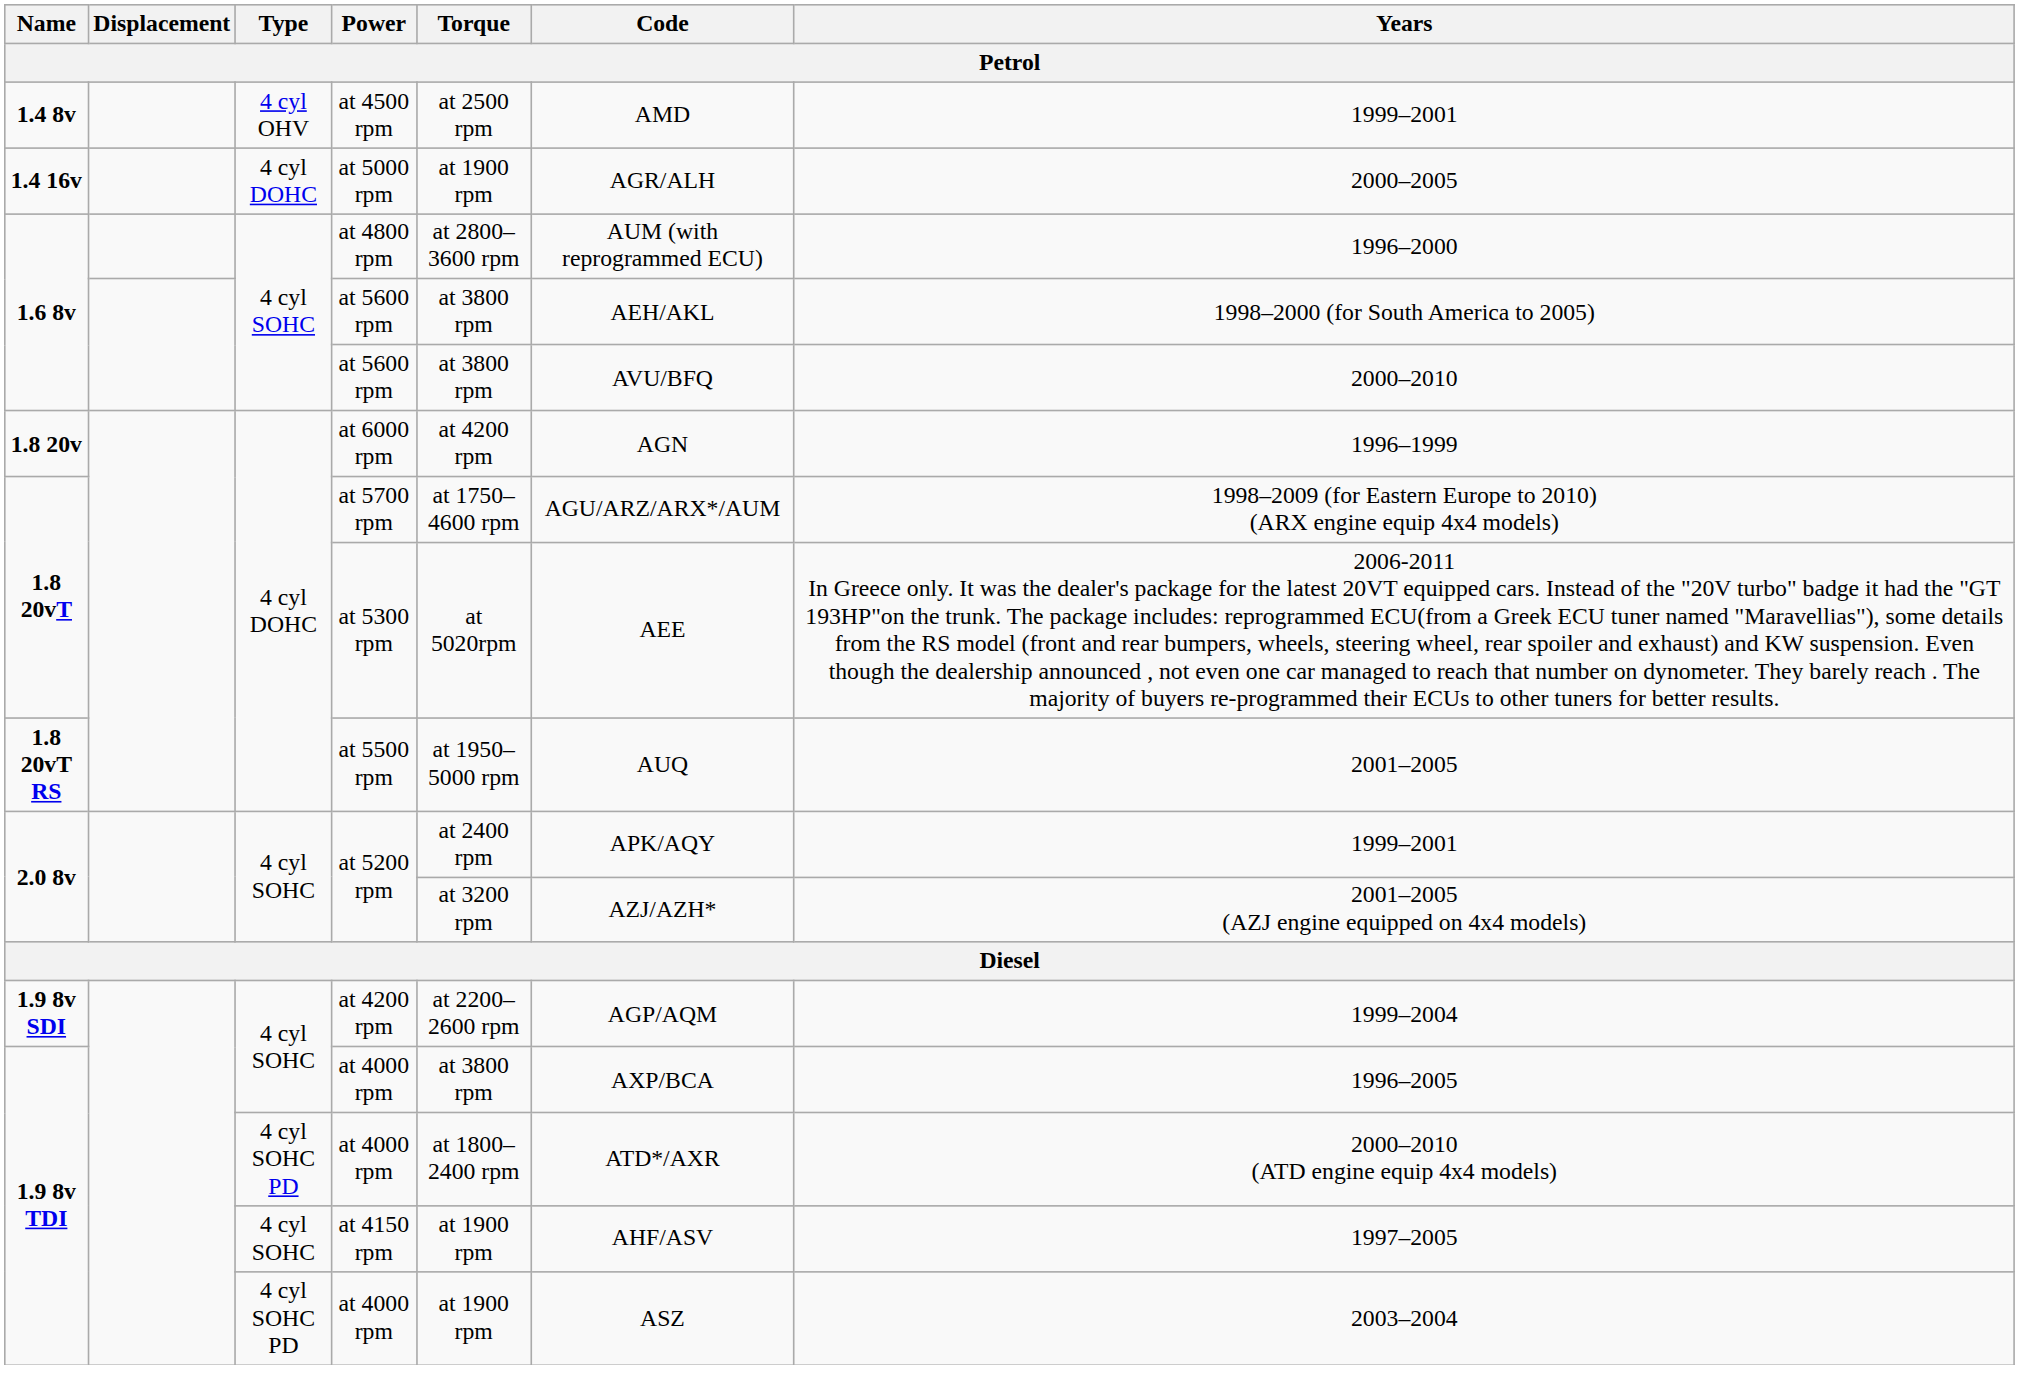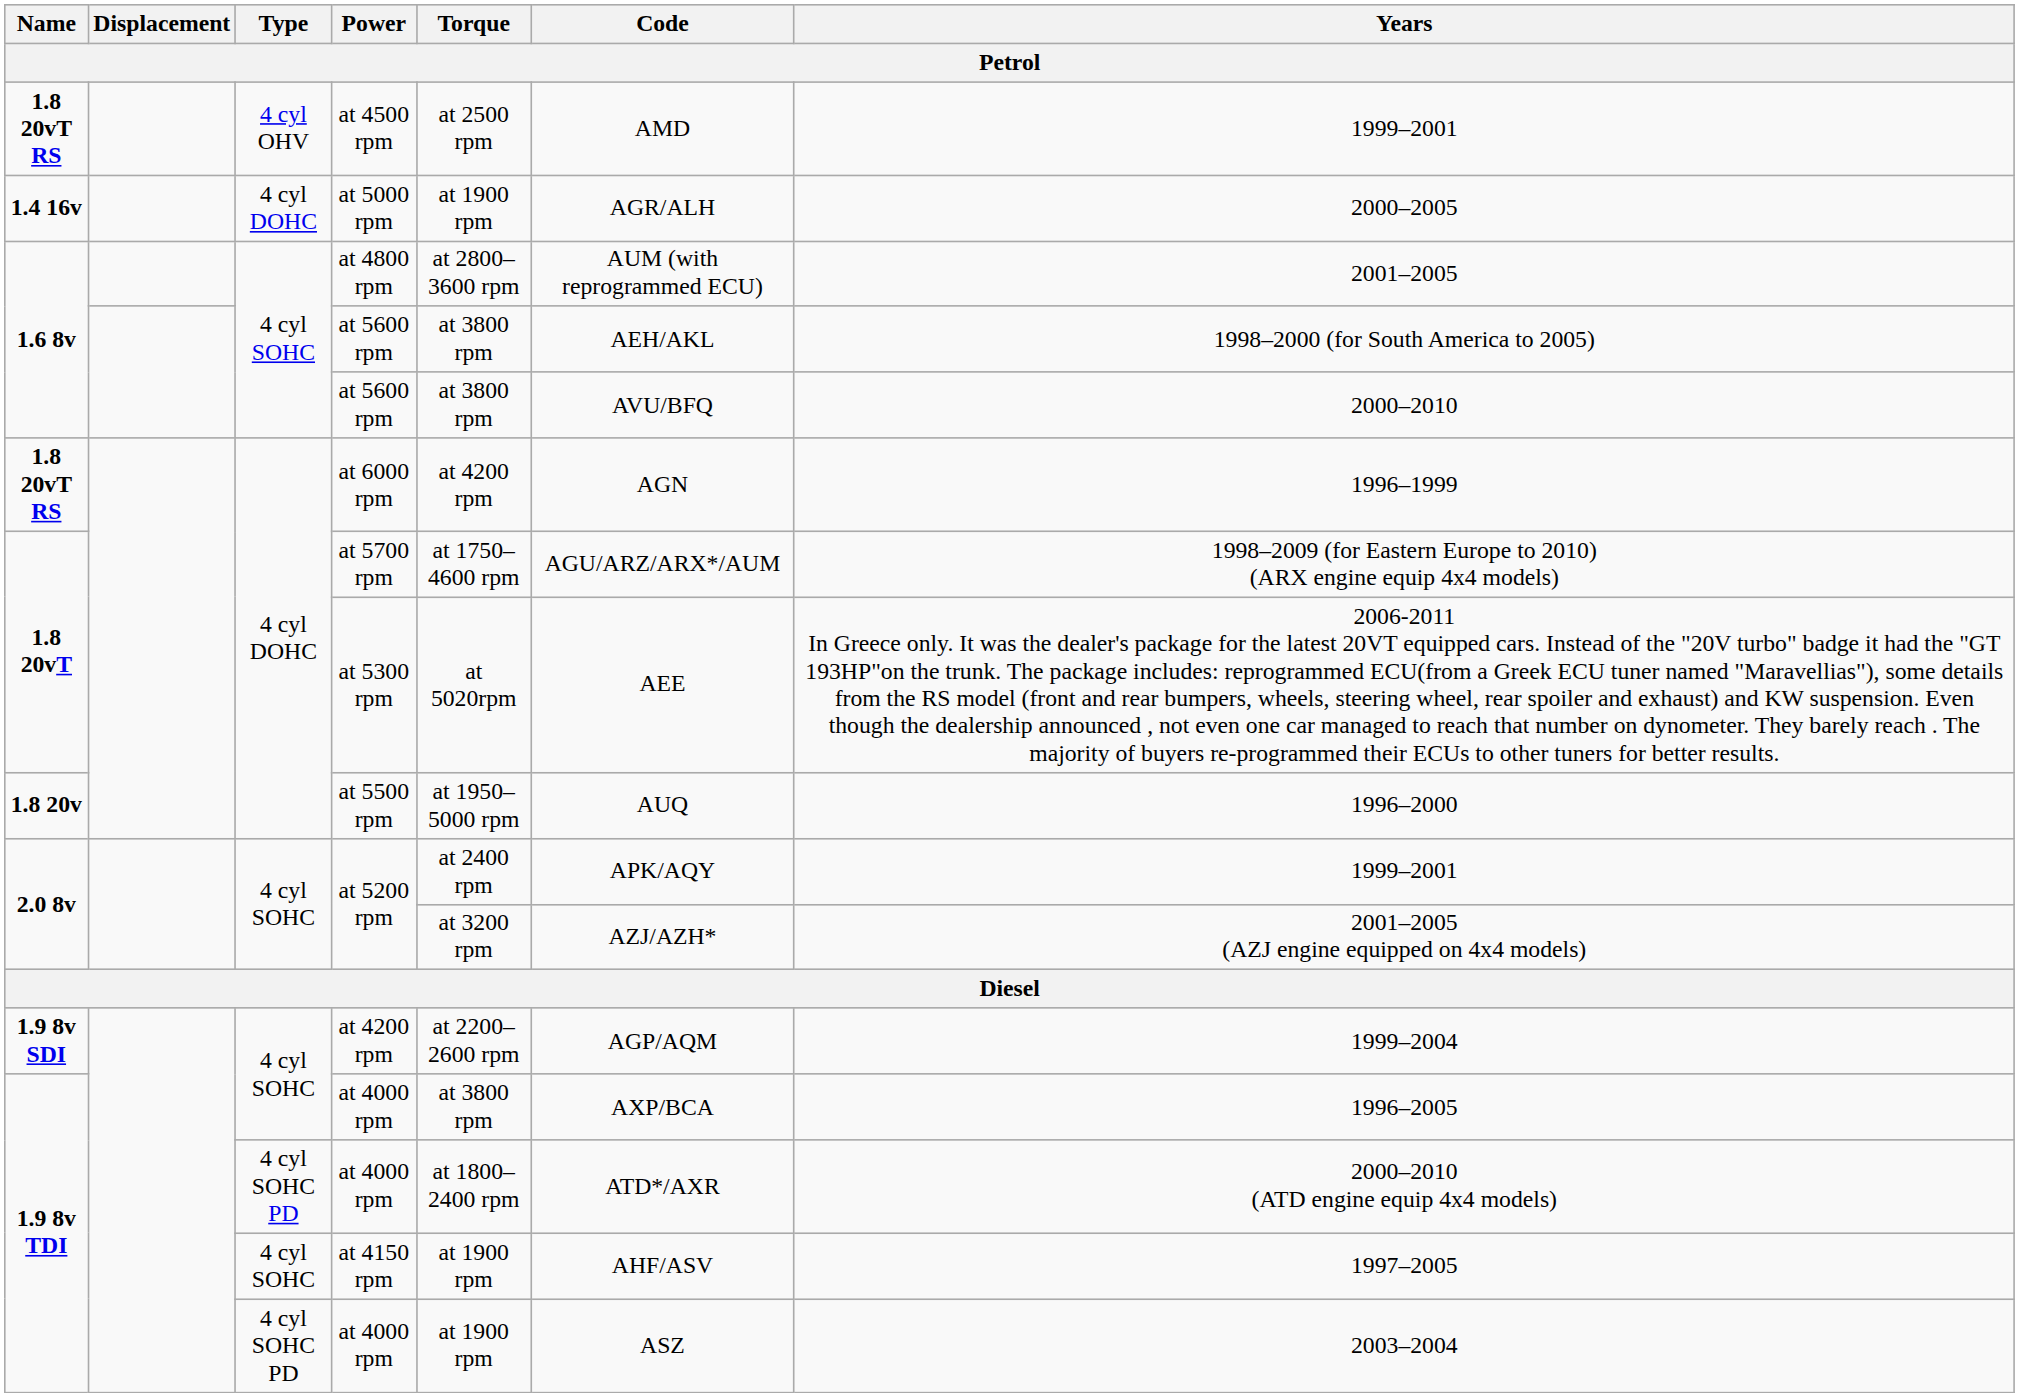(46, 114) 1.4 8v -> (46, 127) 1.8 20vT RS
(1404, 245) 1996–2000 -> (1404, 272) 2001–2005
(46, 443) 1.8 20v -> (46, 484) 1.8 20vT RS
(46, 763) 1.8 20vT RS -> (46, 804) 1.8 20v
(1404, 763) 2001–2005 -> (1404, 804) 1996–2000
